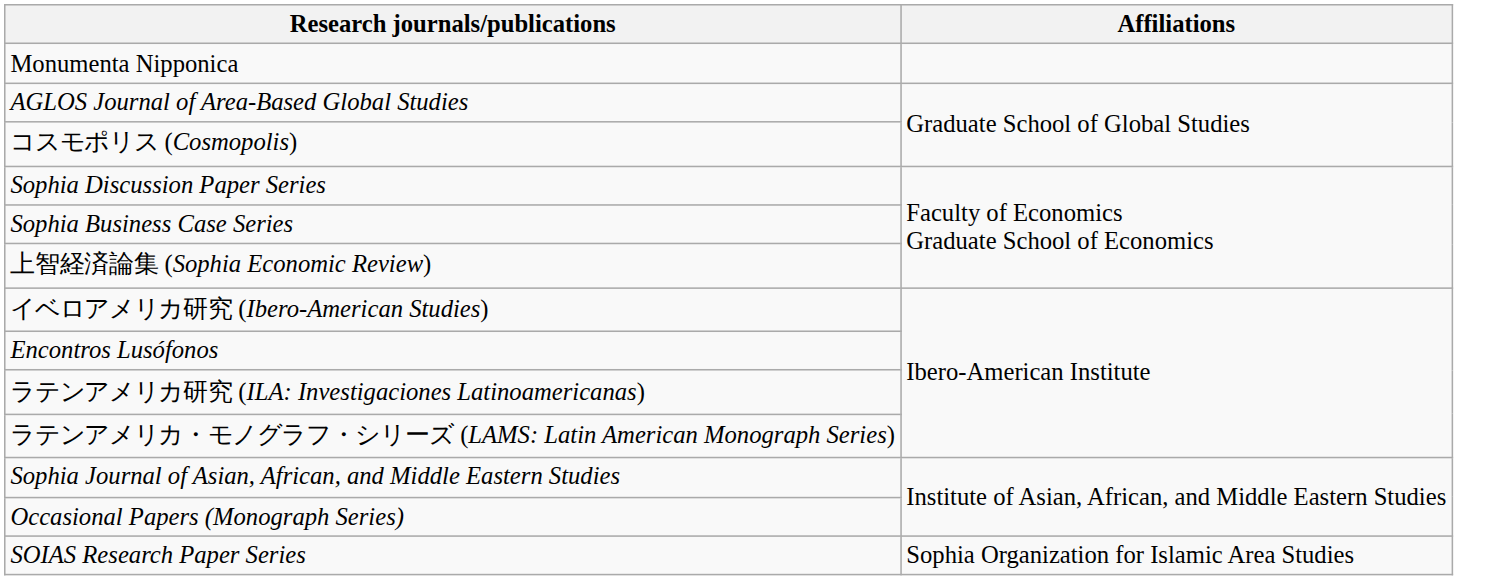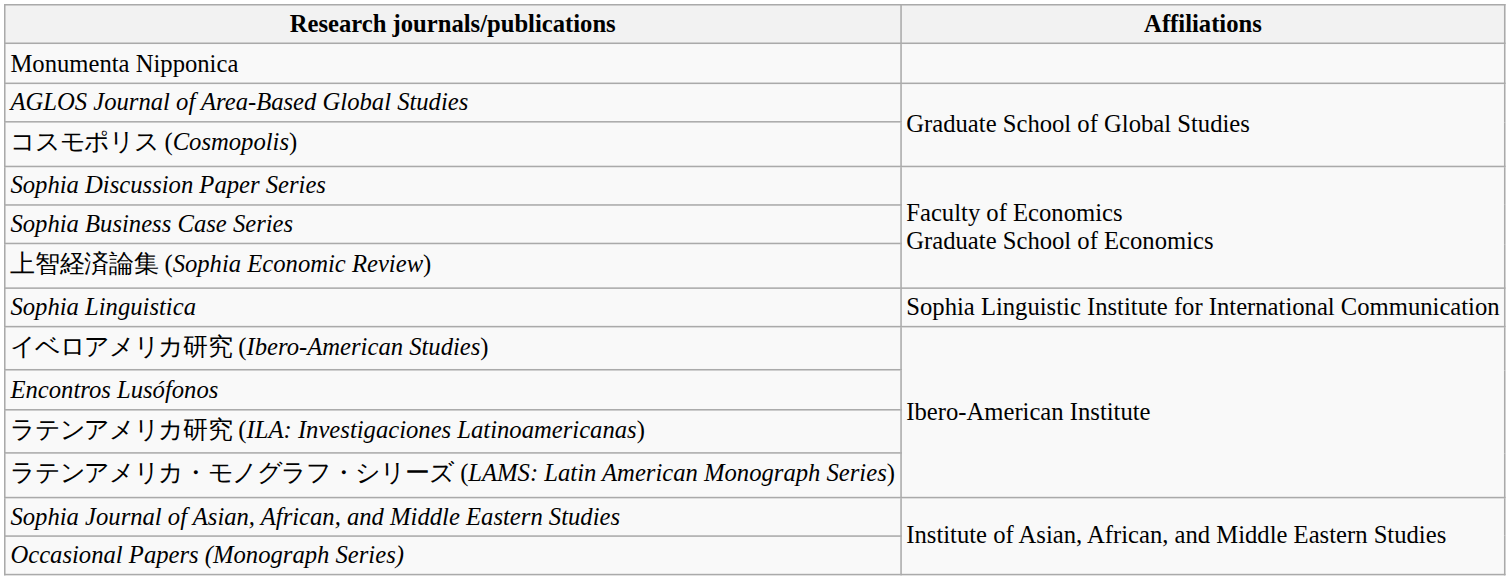+ row: (103, 306)
- row: (158, 555)
